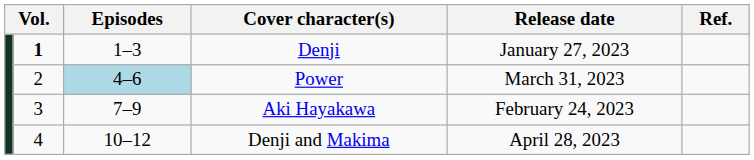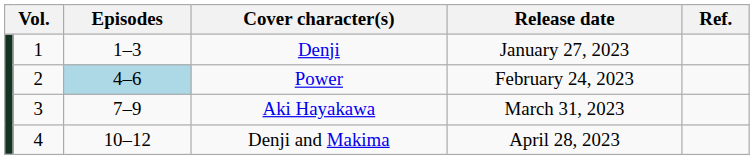(38, 49) bold -> (38, 49) normal
(565, 79) March 31, 2023 -> (565, 79) February 24, 2023
(565, 109) February 24, 2023 -> (565, 109) March 31, 2023
